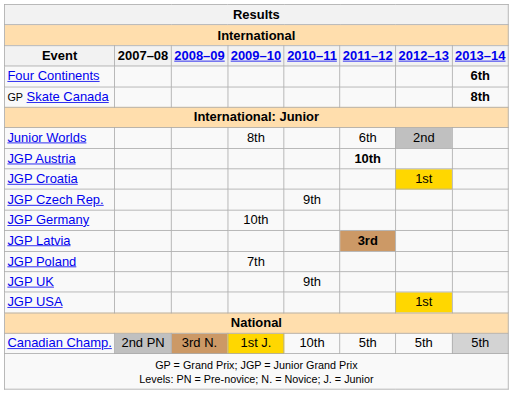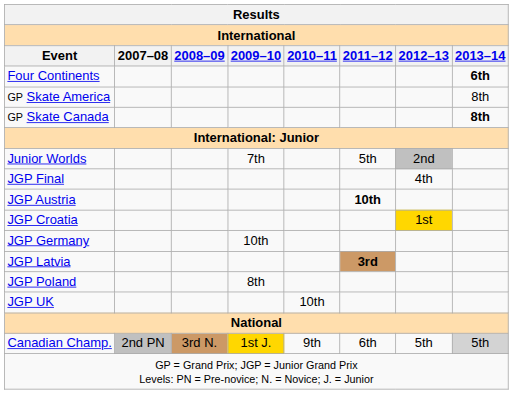+ row: (59, 96)
(256, 138) 8th -> (256, 158) 7th
(368, 138) 6th -> (368, 158) 5th
+ row: (36, 179)
- row: (56, 199)
(256, 261) 7th -> (256, 281) 8th
(312, 281) 9th -> (312, 302) 10th
- row: (35, 302)
(312, 343) 10th -> (312, 343) 9th
(368, 343) 5th -> (368, 343) 6th
